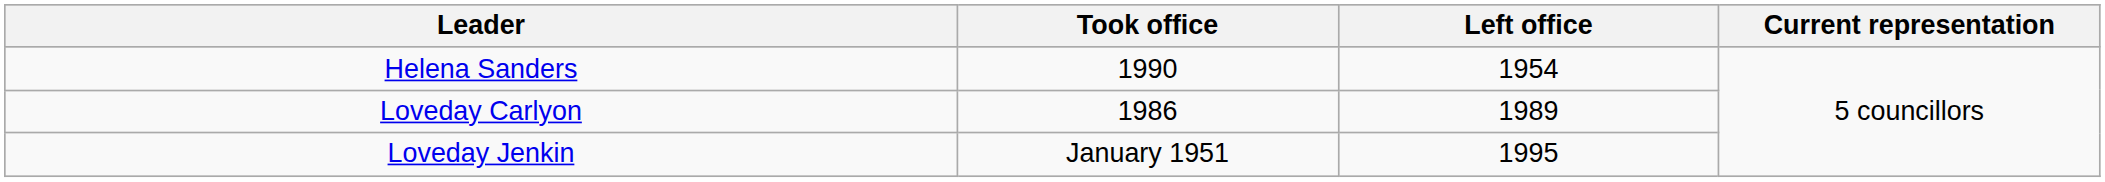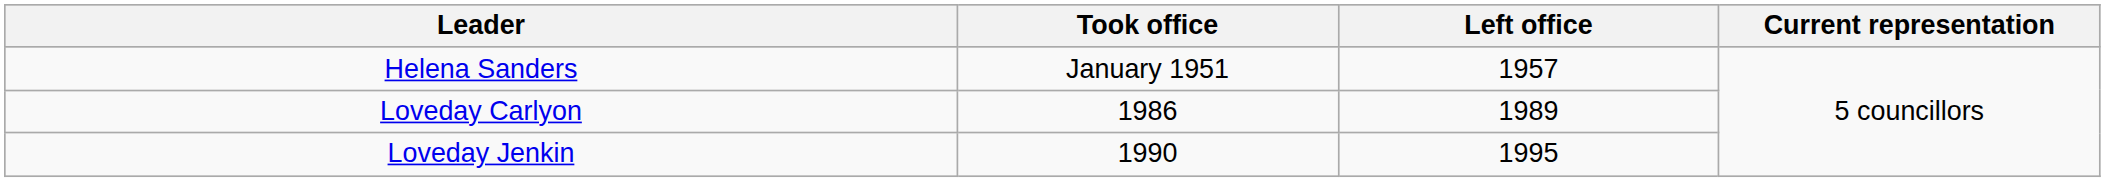(1148, 68) 1990 -> (1148, 68) January 1951
(1528, 68) 1954 -> (1528, 68) 1957
(1148, 153) January 1951 -> (1148, 153) 1990
